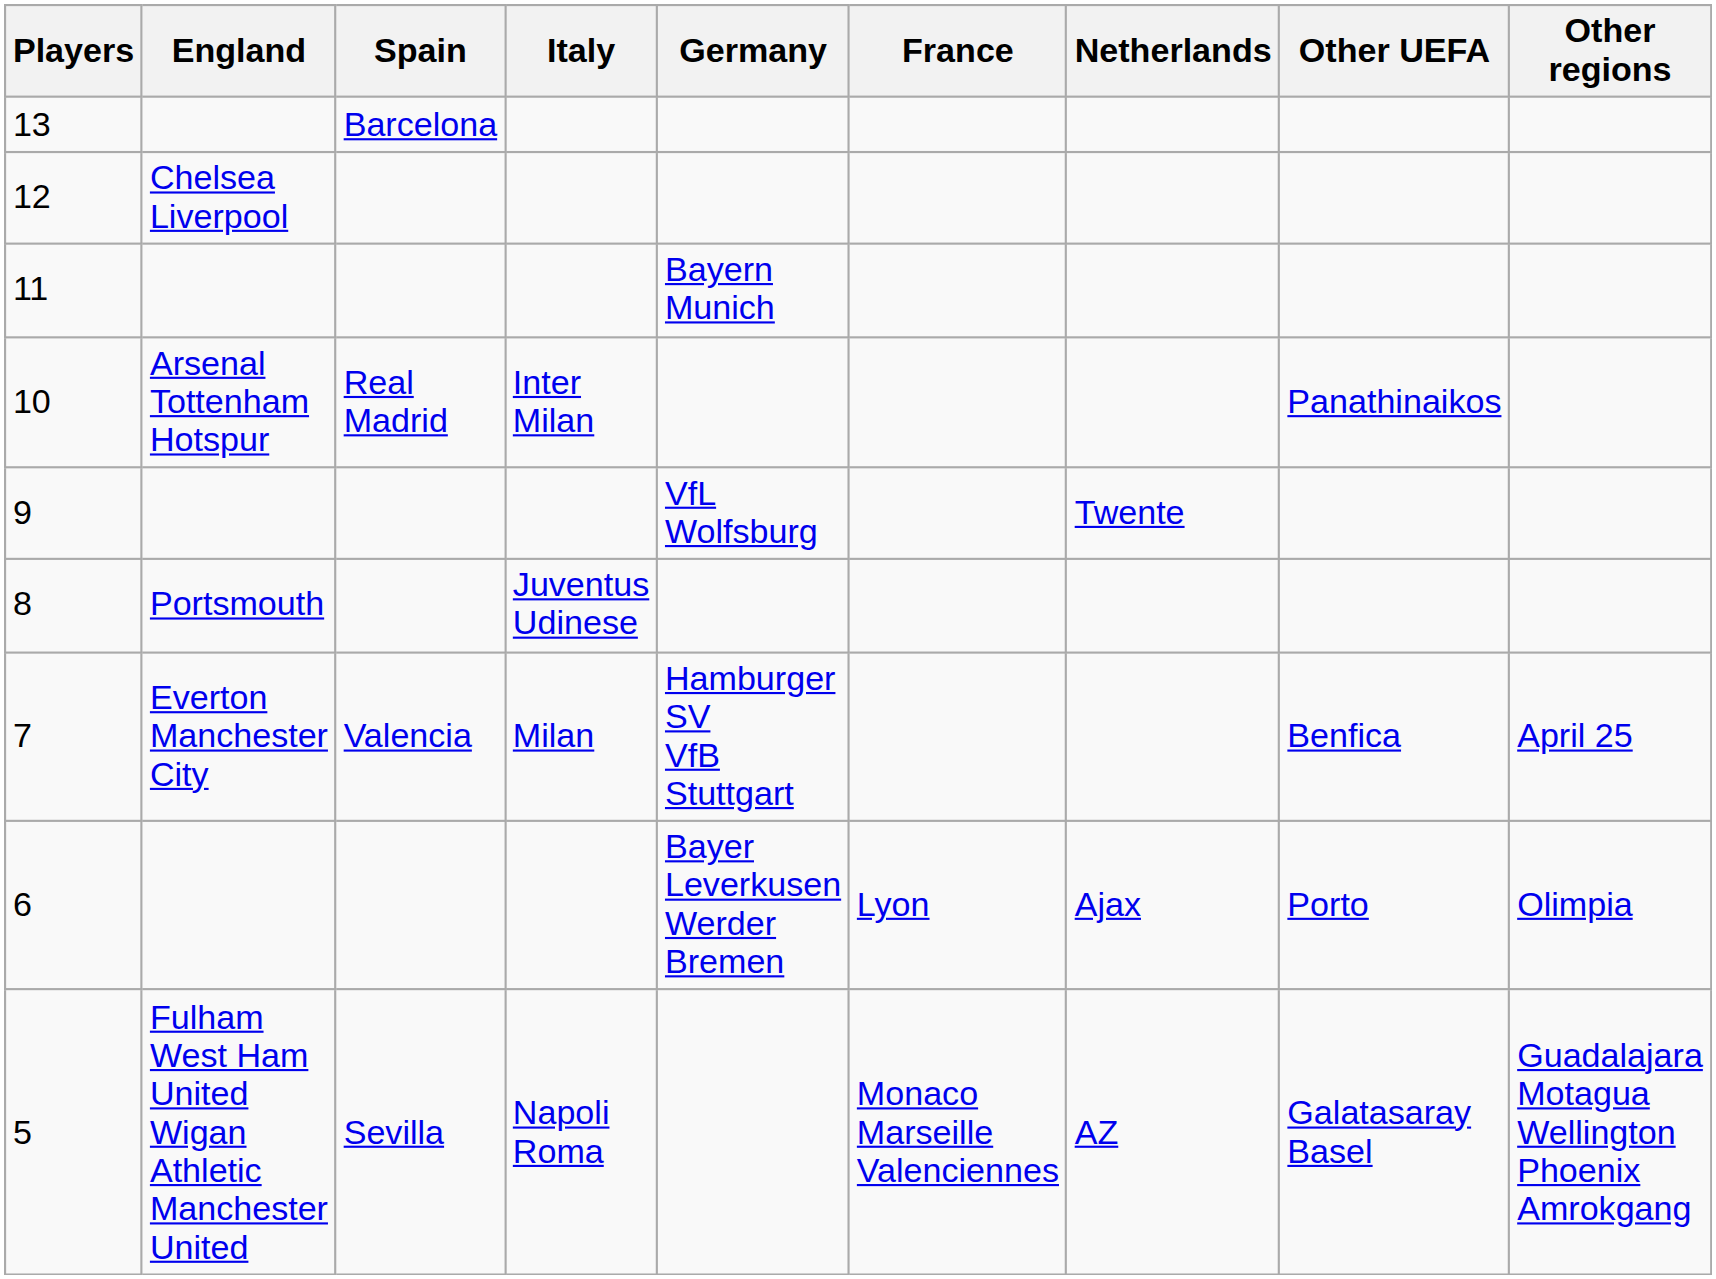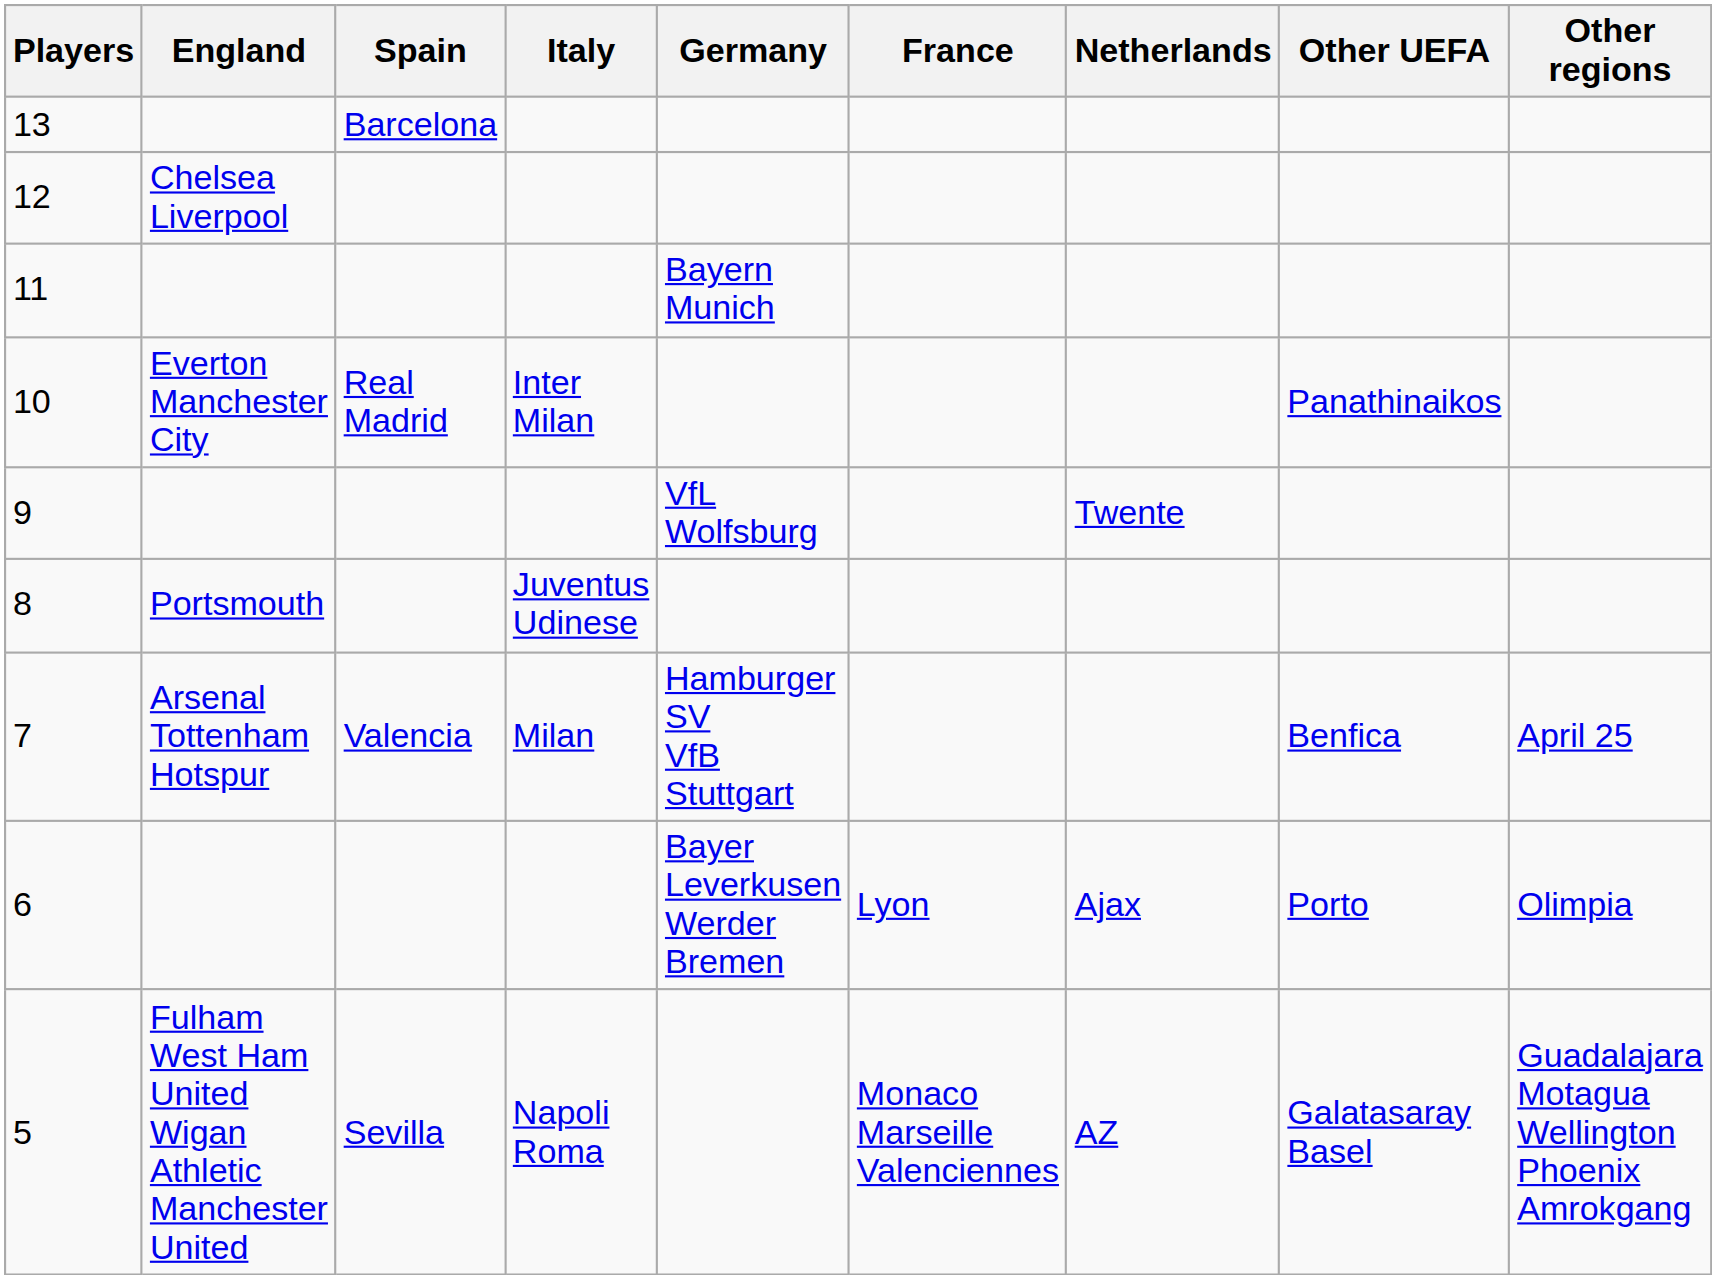(229, 401) Arsenal Tottenham Hotspur -> (239, 401) Everton Manchester City
(239, 735) Everton Manchester City -> (229, 735) Arsenal Tottenham Hotspur
